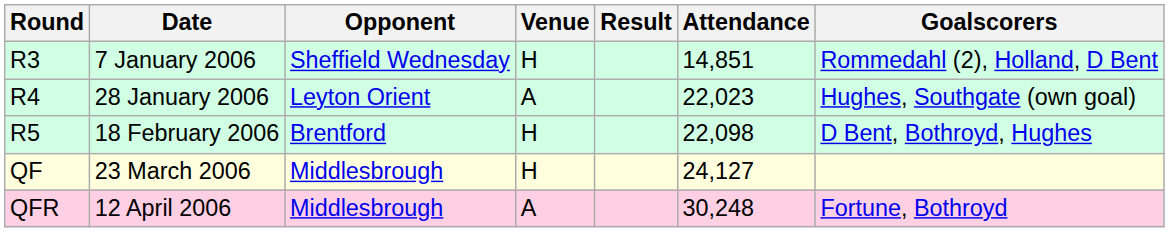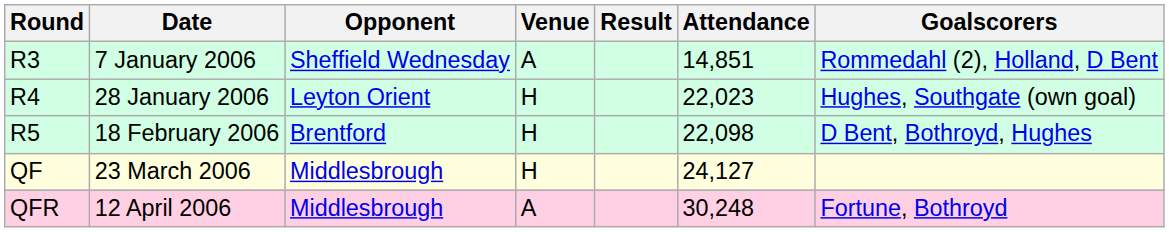(529, 60) H -> (528, 60) A
(528, 97) A -> (529, 97) H
